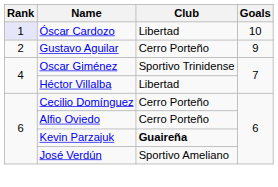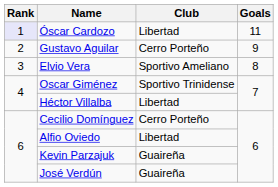(255, 31) 10 -> (255, 31) 11
+ row: (65, 66)
(174, 119) Cerro Porteño -> (159, 137) Libertad
(163, 137) bold -> (162, 155) normal
(184, 155) Sportivo Ameliano -> (162, 173) Guaireña
